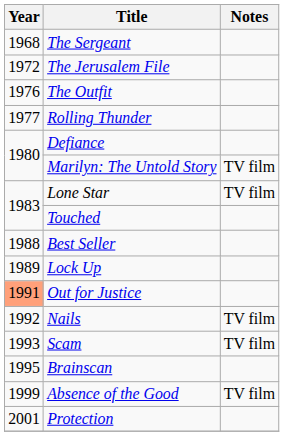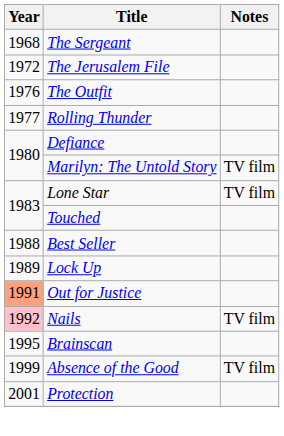(24, 318) no background -> (24, 318) pink background
- row: (64, 343)
